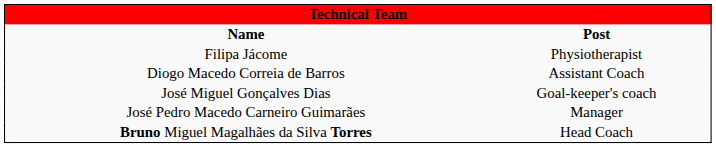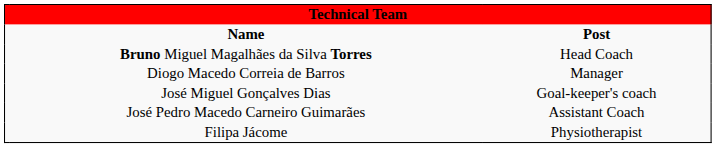rows swapped: (246, 132) <-> (246, 53)
(597, 73) Assistant Coach -> (597, 73) Manager
(597, 112) Manager -> (597, 112) Assistant Coach
